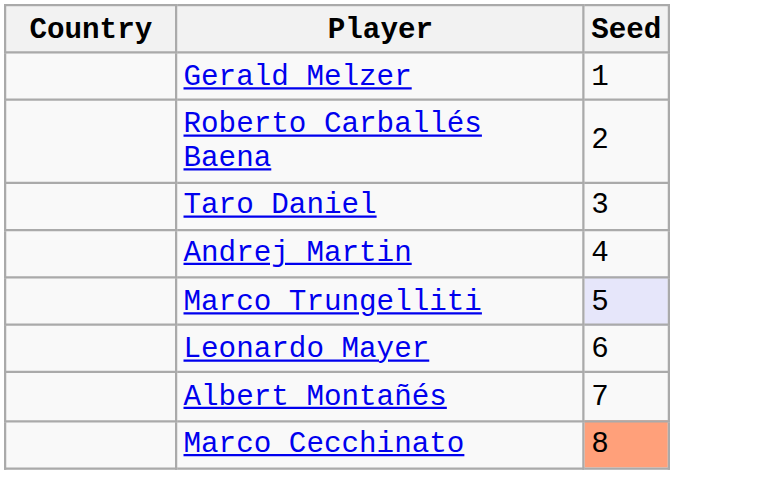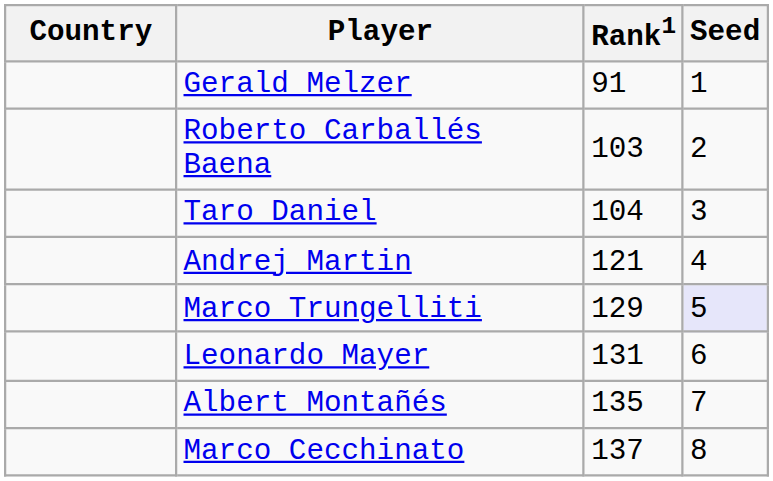+ column: (634, 33)
(600, 444) lightsalmon background -> (699, 452) no background
